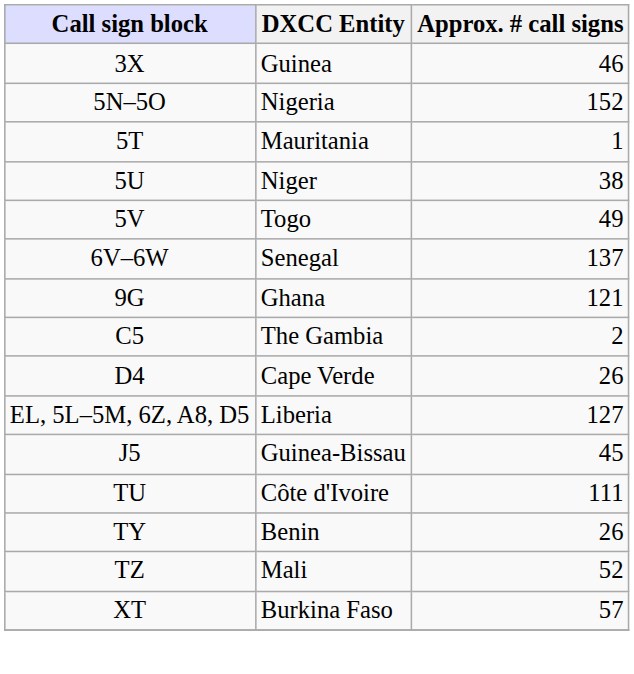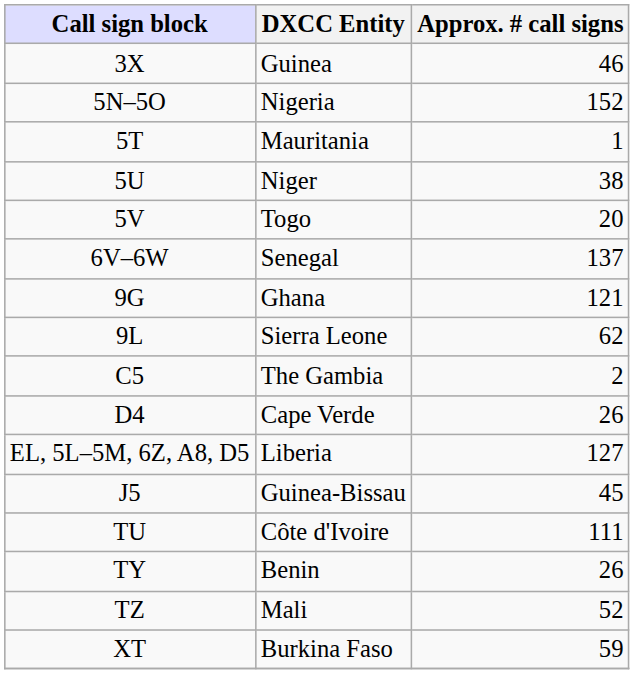(611, 219) 49 -> (611, 219) 20
+ row: (324, 336)
(611, 610) 57 -> (611, 649) 59
